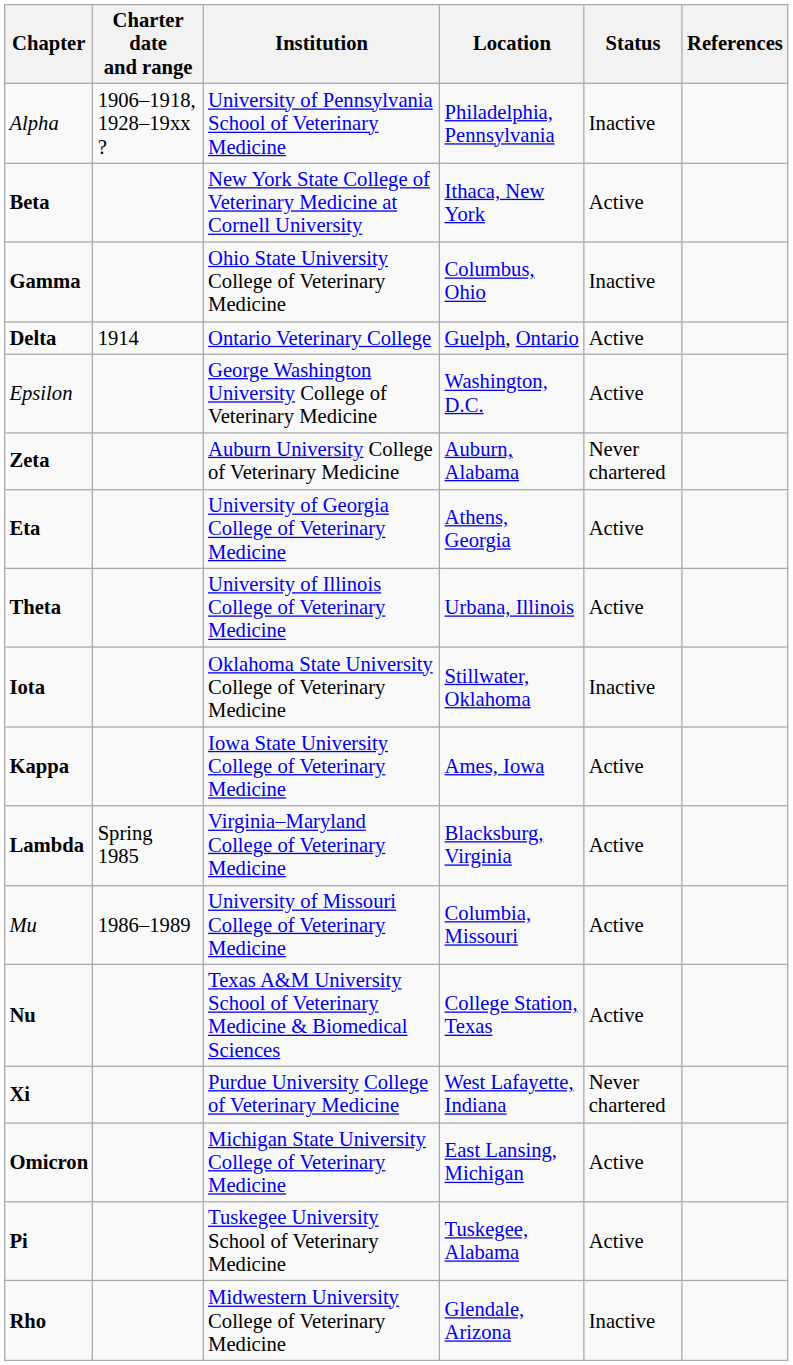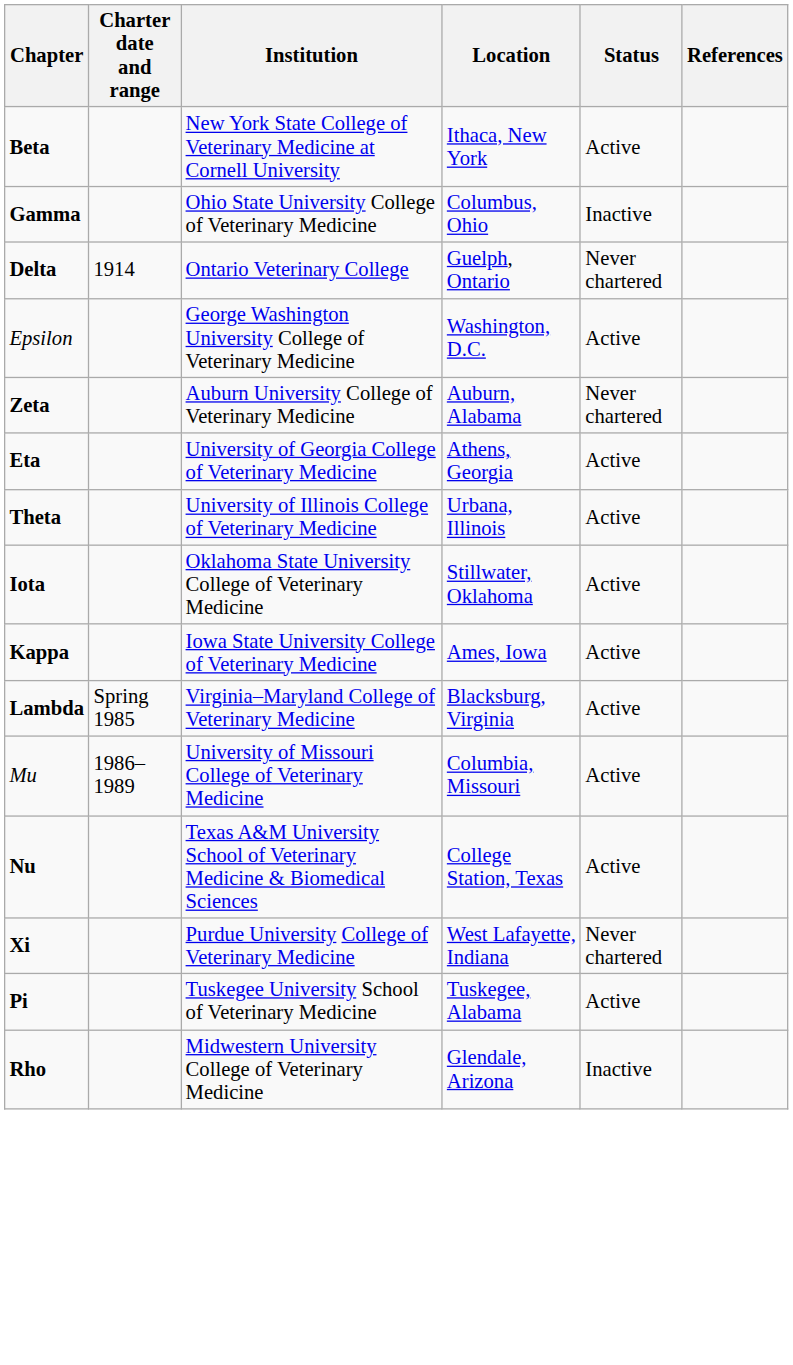- row: (34, 123)
(616, 337) Active -> (624, 269) Never chartered
(622, 686) Inactive -> (613, 584) Active
- row: (49, 1162)
